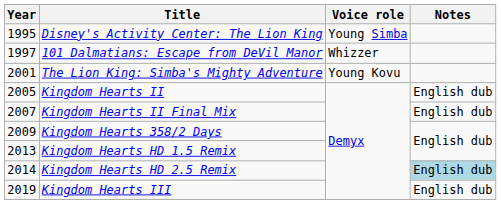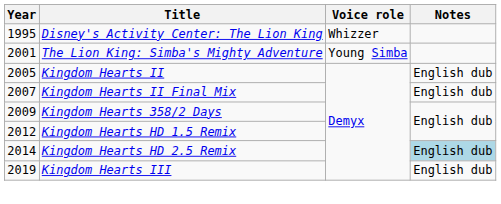(368, 34) Young Simba -> (354, 34) Whizzer
- row: (182, 53)
(364, 73) Young Kovu -> (368, 53) Young Simba
(22, 151) 2013 -> (22, 131) 2012
